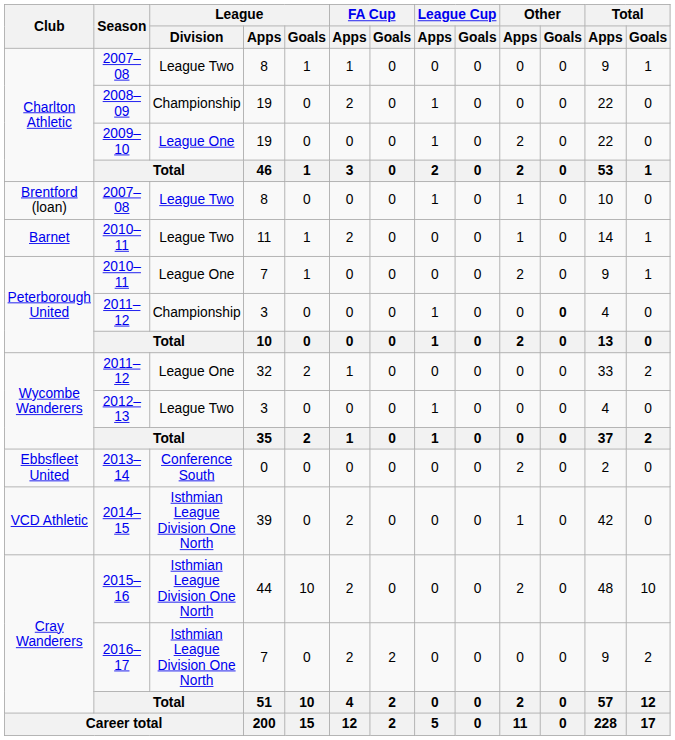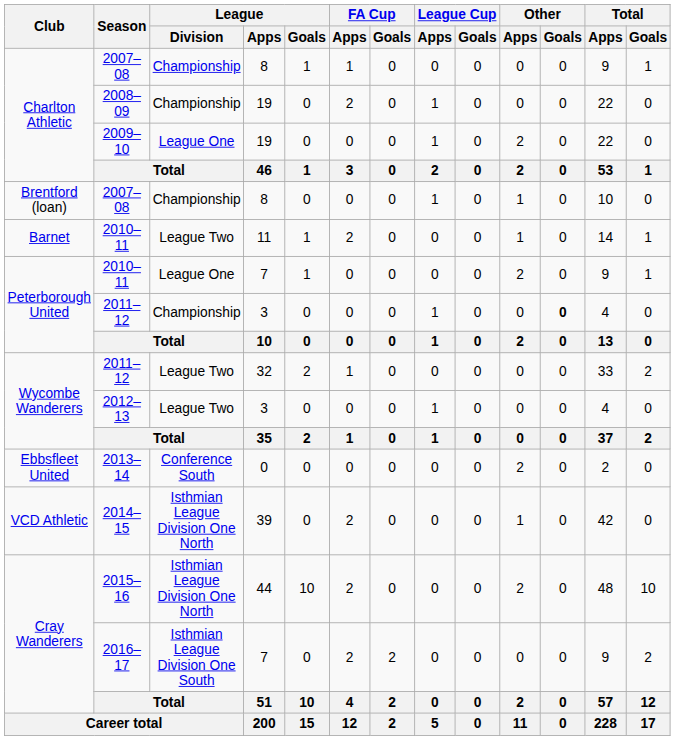(197, 66) League Two -> (197, 66) Championship
(197, 200) League Two -> (197, 200) Championship
(197, 371) League One -> (197, 371) League Two
(197, 657) Isthmian League Division One North -> (197, 657) Isthmian League Division One South
